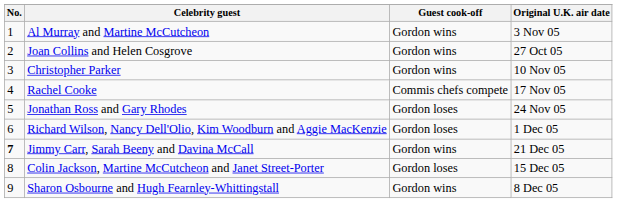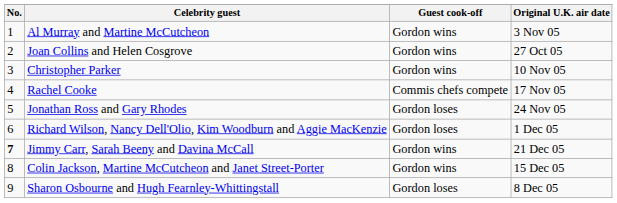(425, 168) Gordon loses -> (424, 168) Gordon wins
(424, 187) Gordon wins -> (425, 187) Gordon loses
